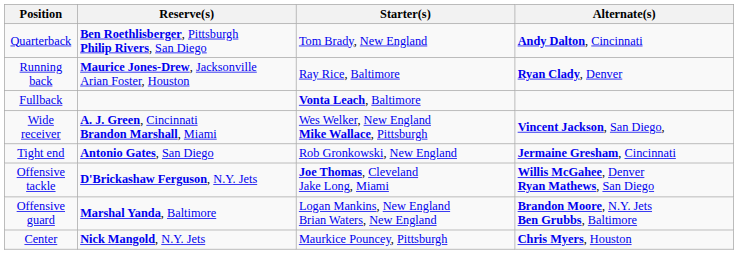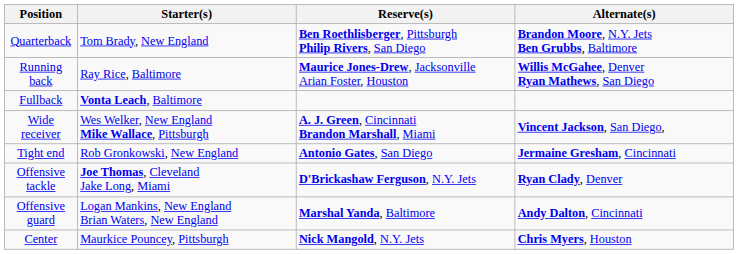columns swapped: (405, 14) <-> (187, 14)
(580, 40) Andy Dalton, Cincinnati -> (585, 40) Brandon Moore, N.Y. Jets Ben Grubbs, Baltimore
(570, 74) Ryan Clady, Denver -> (586, 74) Willis McGahee, Denver Ryan Mathews, San Diego
(586, 180) Willis McGahee, Denver Ryan Mathews, San Diego -> (570, 180) Ryan Clady, Denver
(585, 213) Brandon Moore, N.Y. Jets Ben Grubbs, Baltimore -> (580, 213) Andy Dalton, Cincinnati
